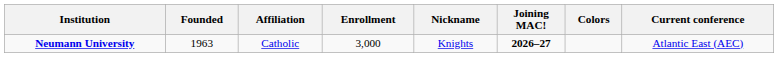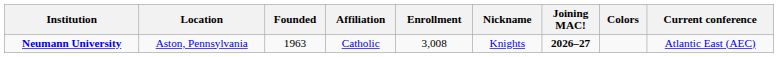+ column: (202, 19)
(368, 43) 3,000 -> (434, 43) 3,008
